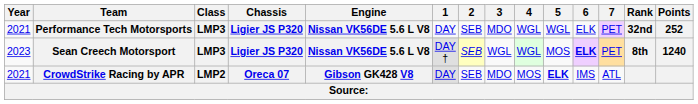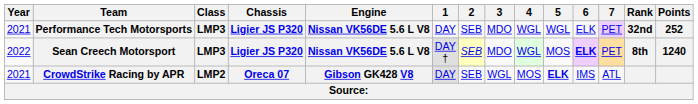(19, 52) 2023 -> (19, 52) 2022
(499, 52) WGL -> (499, 52) MDO
(499, 74) MDO -> (499, 74) WGL
